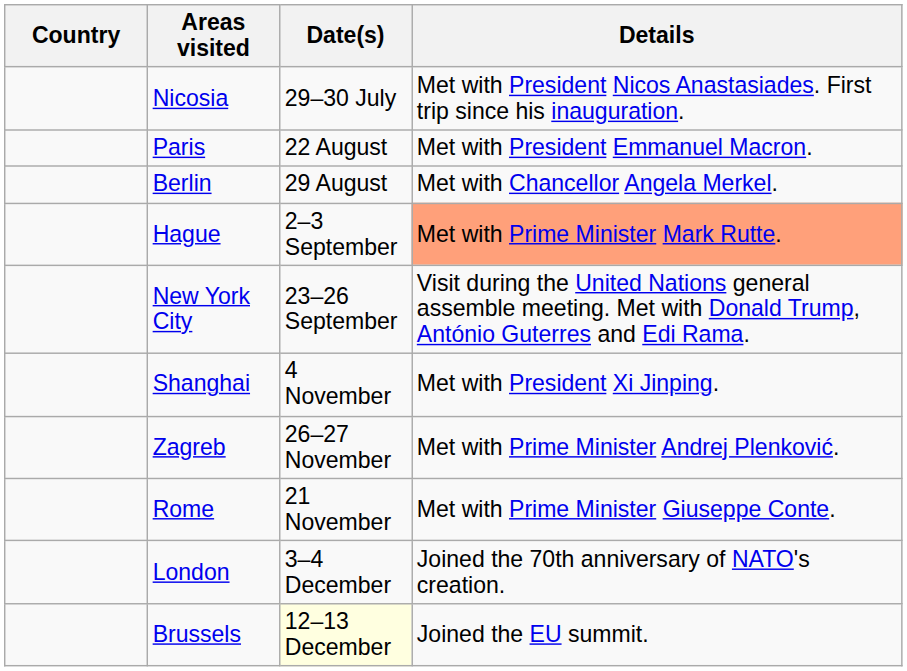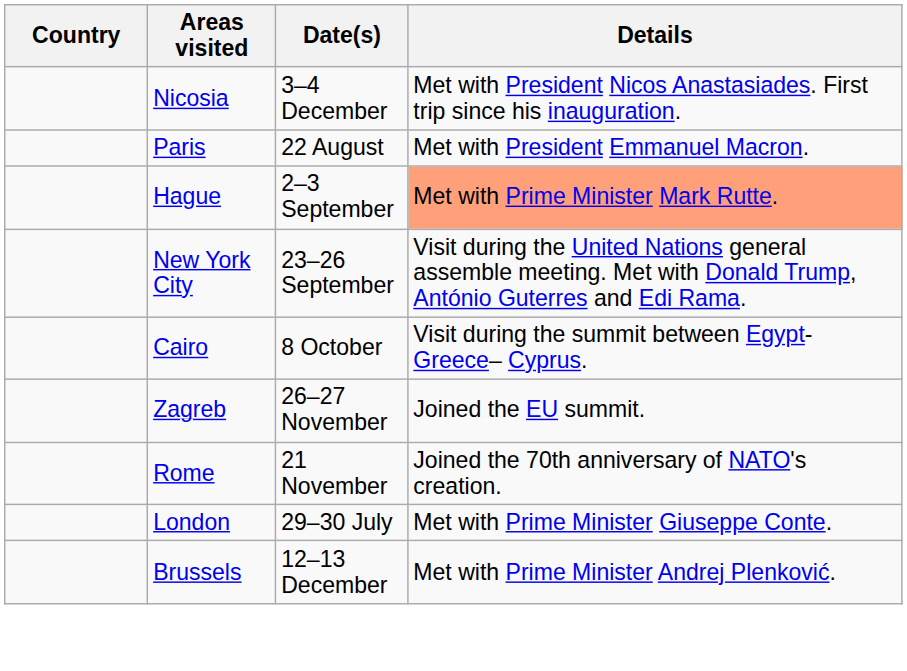(340, 98) 29–30 July -> (334, 98) 3–4 December
- row: (182, 184)
+ row: (181, 348)
- row: (201, 384)
(628, 447) Met with Prime Minister Andrej Plenković. -> (529, 410) Joined the EU summit.
(626, 509) Met with Prime Minister Giuseppe Conte. -> (610, 472) Joined the 70th anniversary of NATO's creation.
(338, 571) 3–4 December -> (337, 522) 29–30 July
(613, 571) Joined the 70th anniversary of NATO's creation. -> (623, 522) Met with Prime Minister Giuseppe Conte.
(338, 634) lightyellow background -> (334, 571) no background
(533, 634) Joined the EU summit. -> (625, 571) Met with Prime Minister Andrej Plenković.
